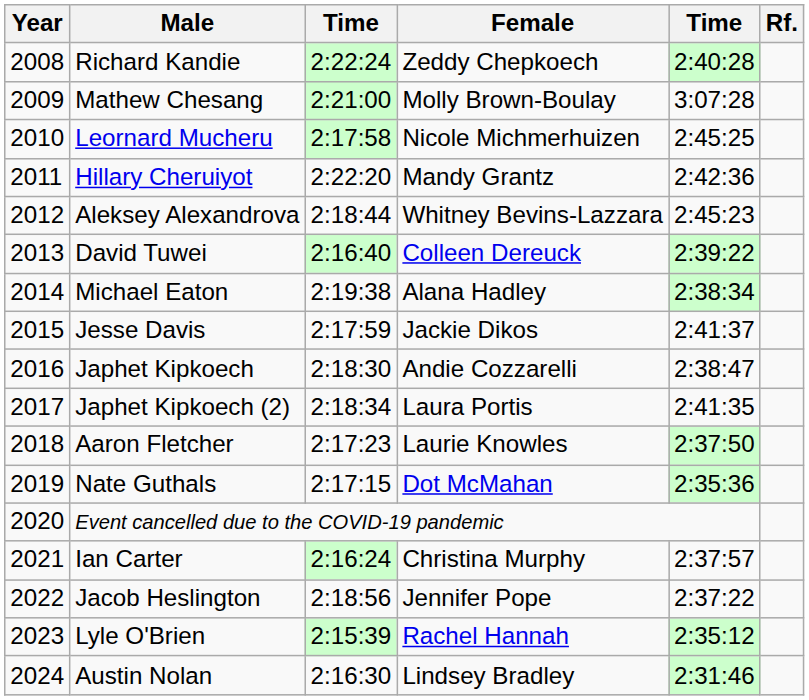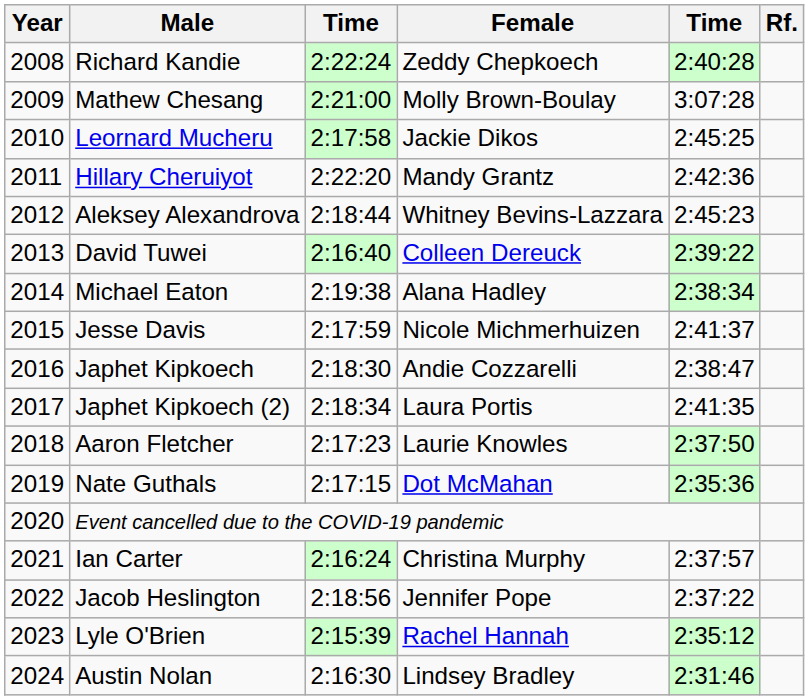(521, 138) Nicole Michmerhuizen -> (470, 138) Jackie Dikos
(470, 330) Jackie Dikos -> (521, 330) Nicole Michmerhuizen
